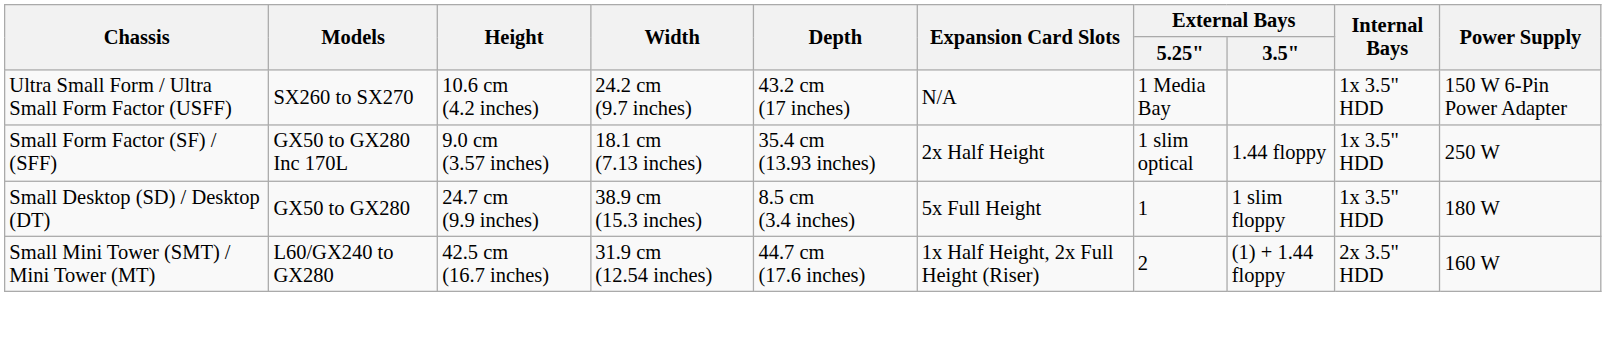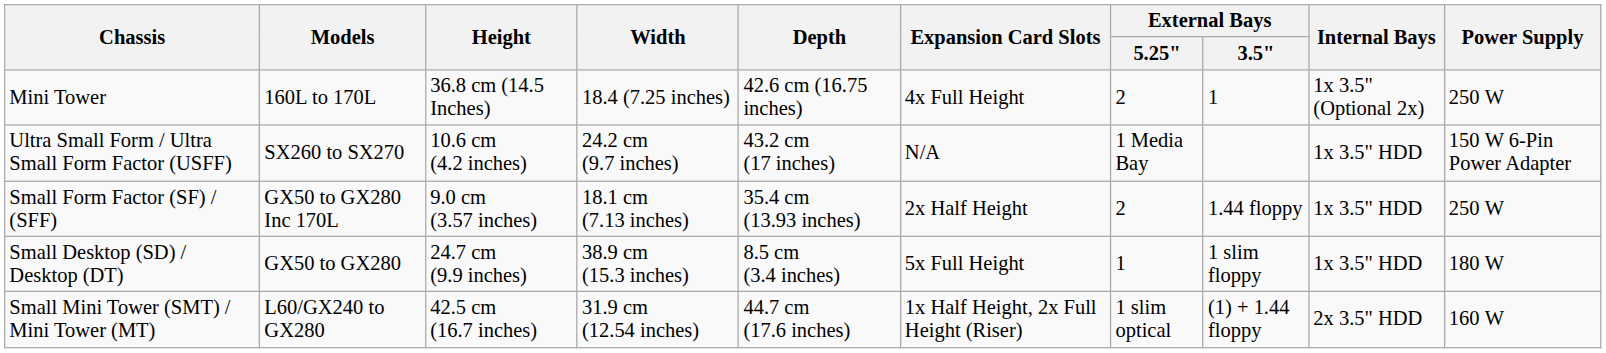+ row: (58, 97)
(1166, 152) 1 slim optical -> (1121, 208) 2
(1143, 263) 2 -> (1143, 319) 1 slim optical
